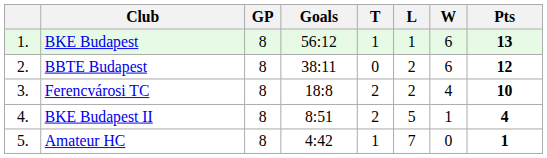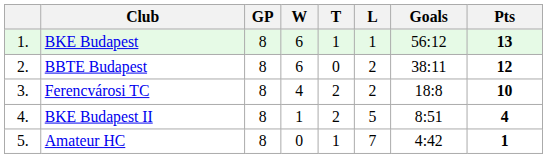columns swapped: (448, 16) <-> (319, 16)
